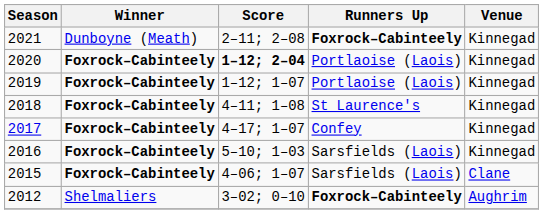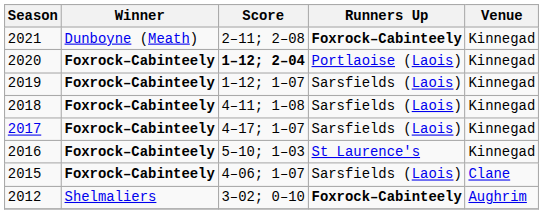(387, 84) Portlaoise (Laois) -> (387, 84) Sarsfields (Laois)
(366, 107) St Laurence's -> (387, 107) Sarsfields (Laois)
(337, 129) Confey -> (387, 129) Sarsfields (Laois)
(387, 152) Sarsfields (Laois) -> (366, 152) St Laurence's
